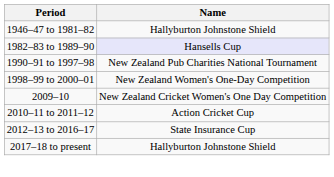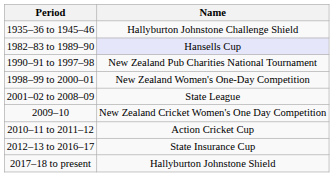+ row: (50, 29)
- row: (50, 29)
+ row: (50, 96)
